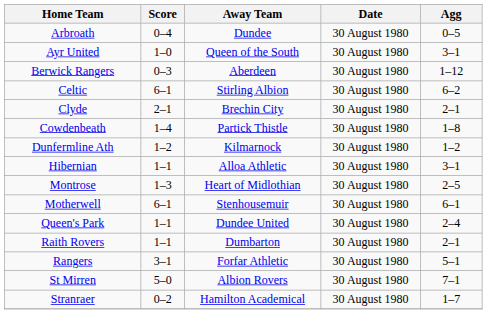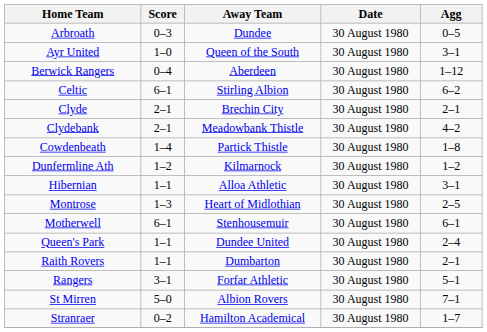(163, 33) 0–4 -> (163, 33) 0–3
(163, 71) 0–3 -> (163, 71) 0–4
+ row: (73, 128)
